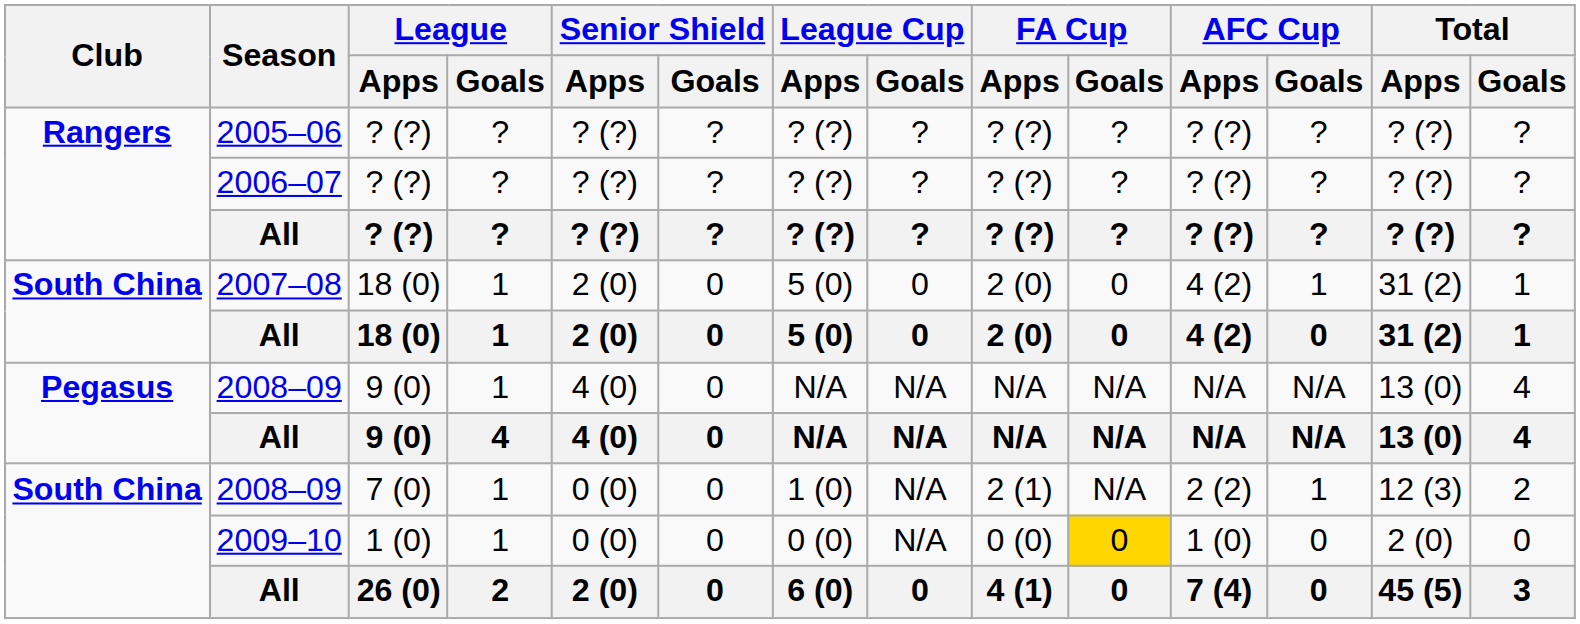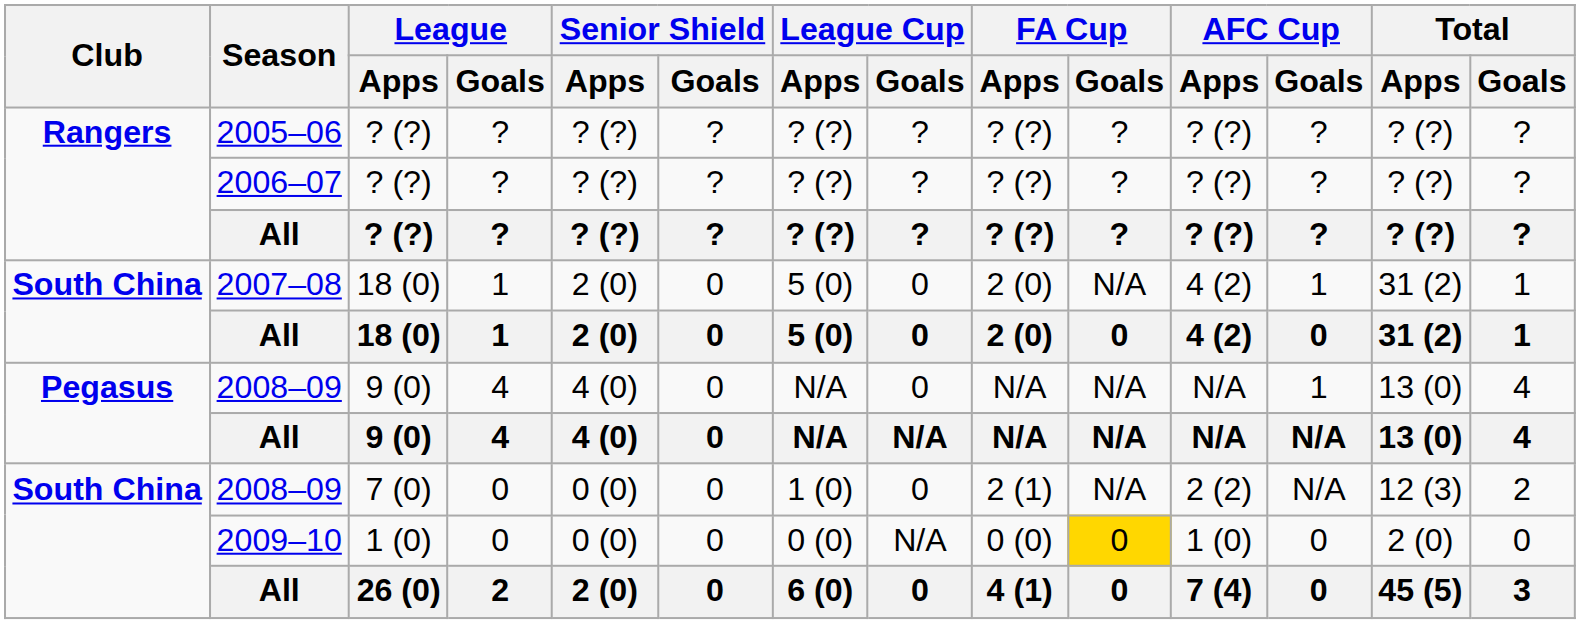(1119, 285) 0 -> (1119, 285) N/A
(500, 387) 1 -> (500, 387) 4
(920, 387) N/A -> (920, 387) 0
(1319, 387) N/A -> (1319, 387) 1
(500, 489) 1 -> (500, 489) 0
(920, 489) N/A -> (920, 489) 0
(1319, 489) 1 -> (1319, 489) N/A
(500, 540) 1 -> (500, 540) 0
